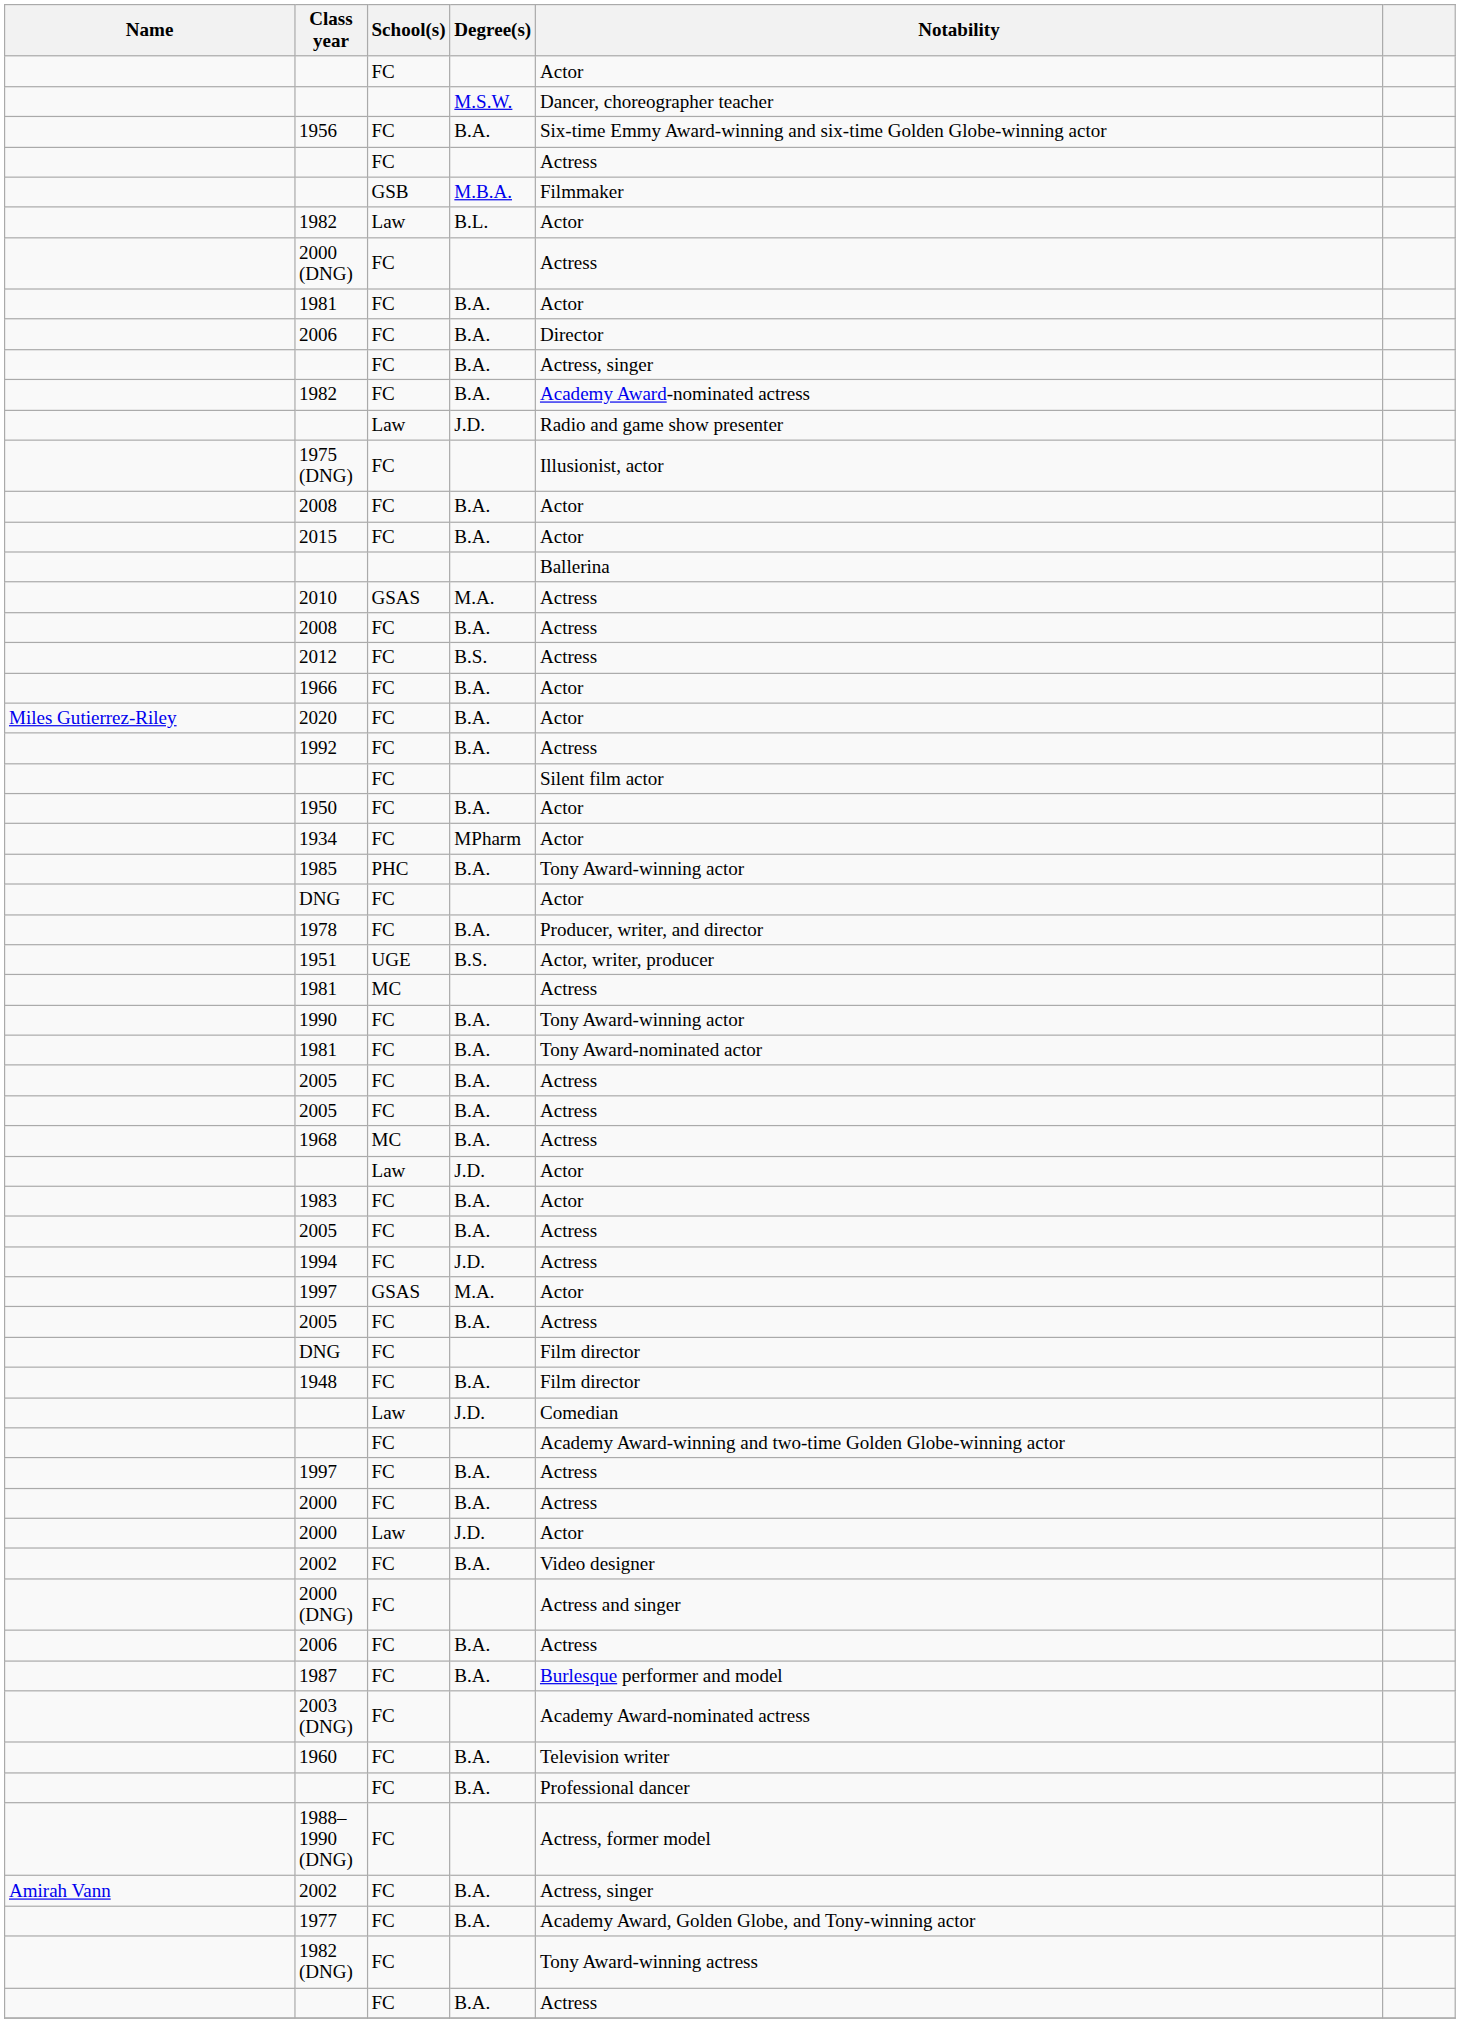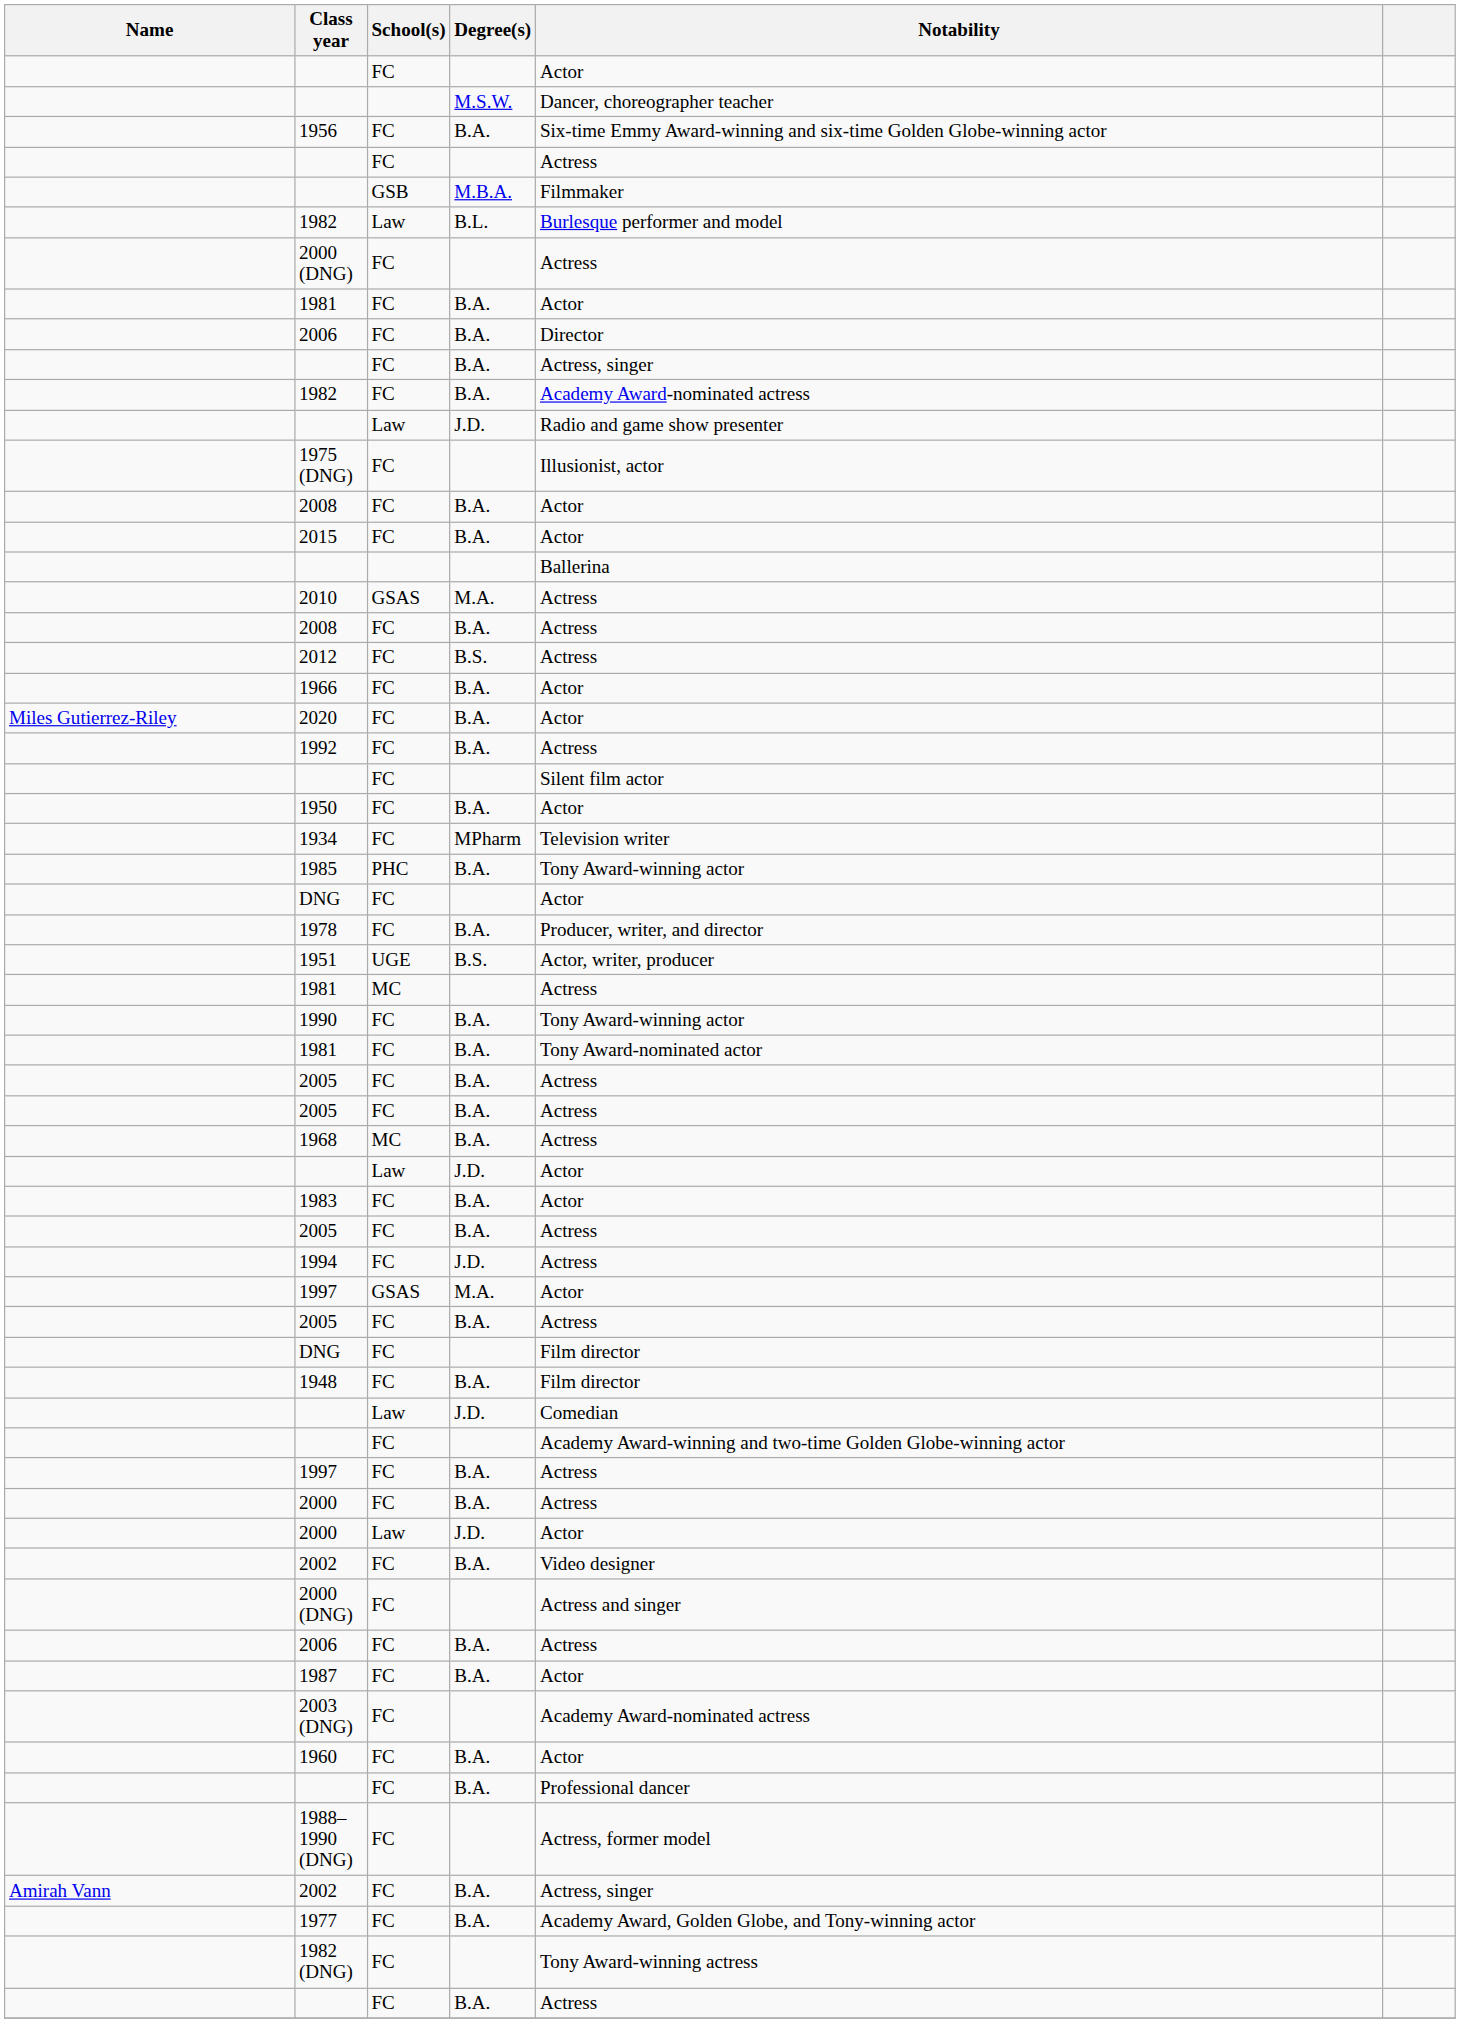(562, 222) Actor -> (661, 222) Burlesque performer and model
(562, 838) Actor -> (605, 838) Television writer
(661, 1675) Burlesque performer and model -> (562, 1675) Actor
(605, 1757) Television writer -> (562, 1757) Actor
